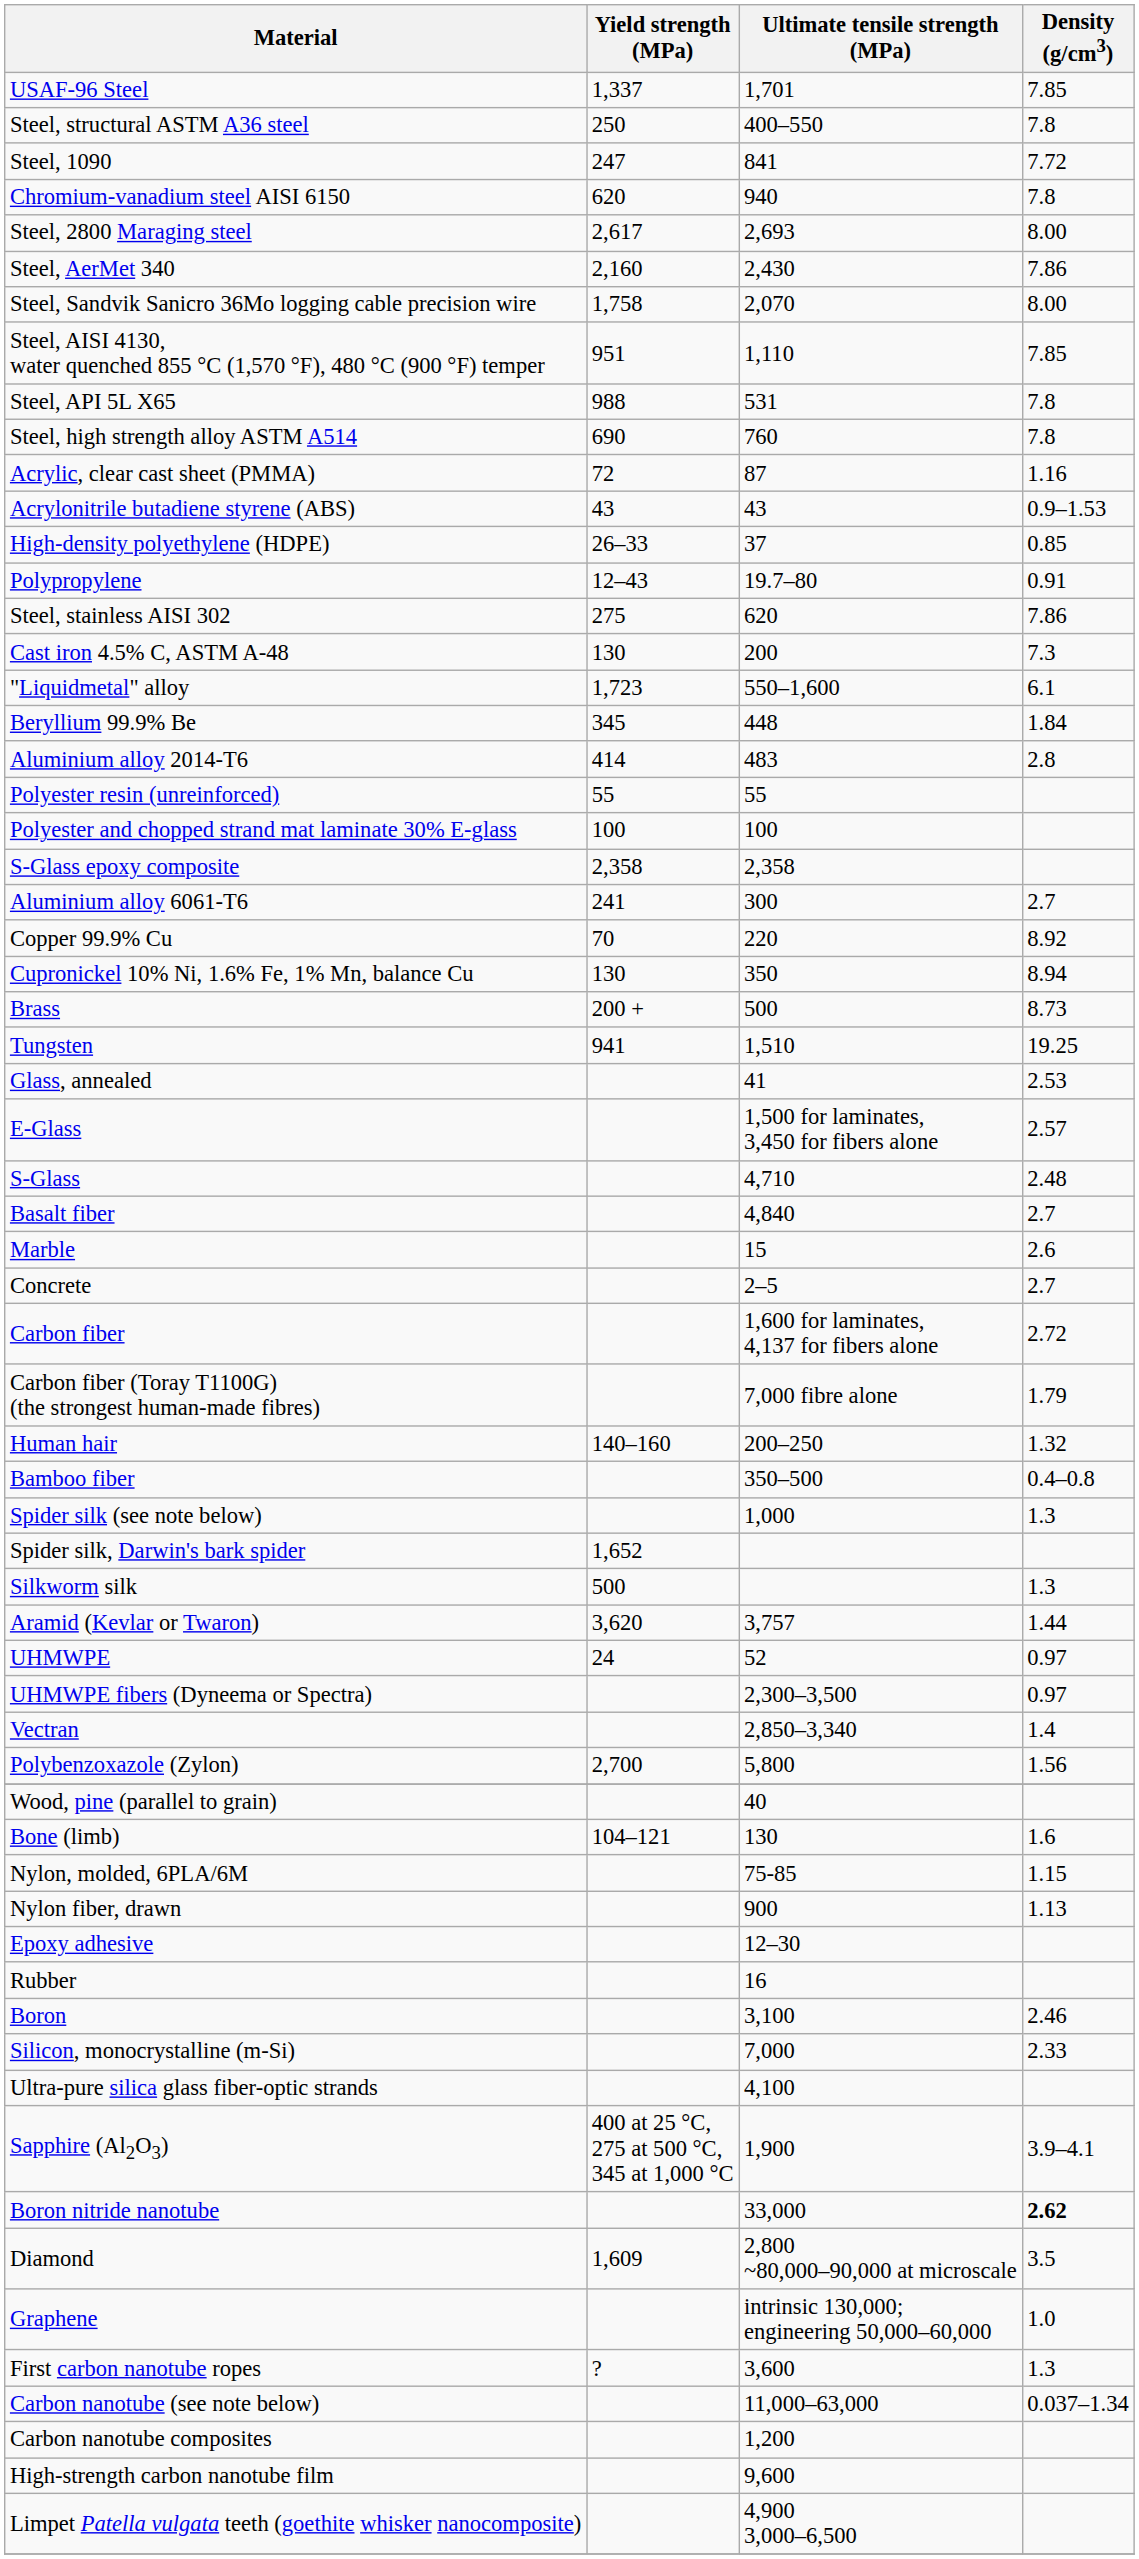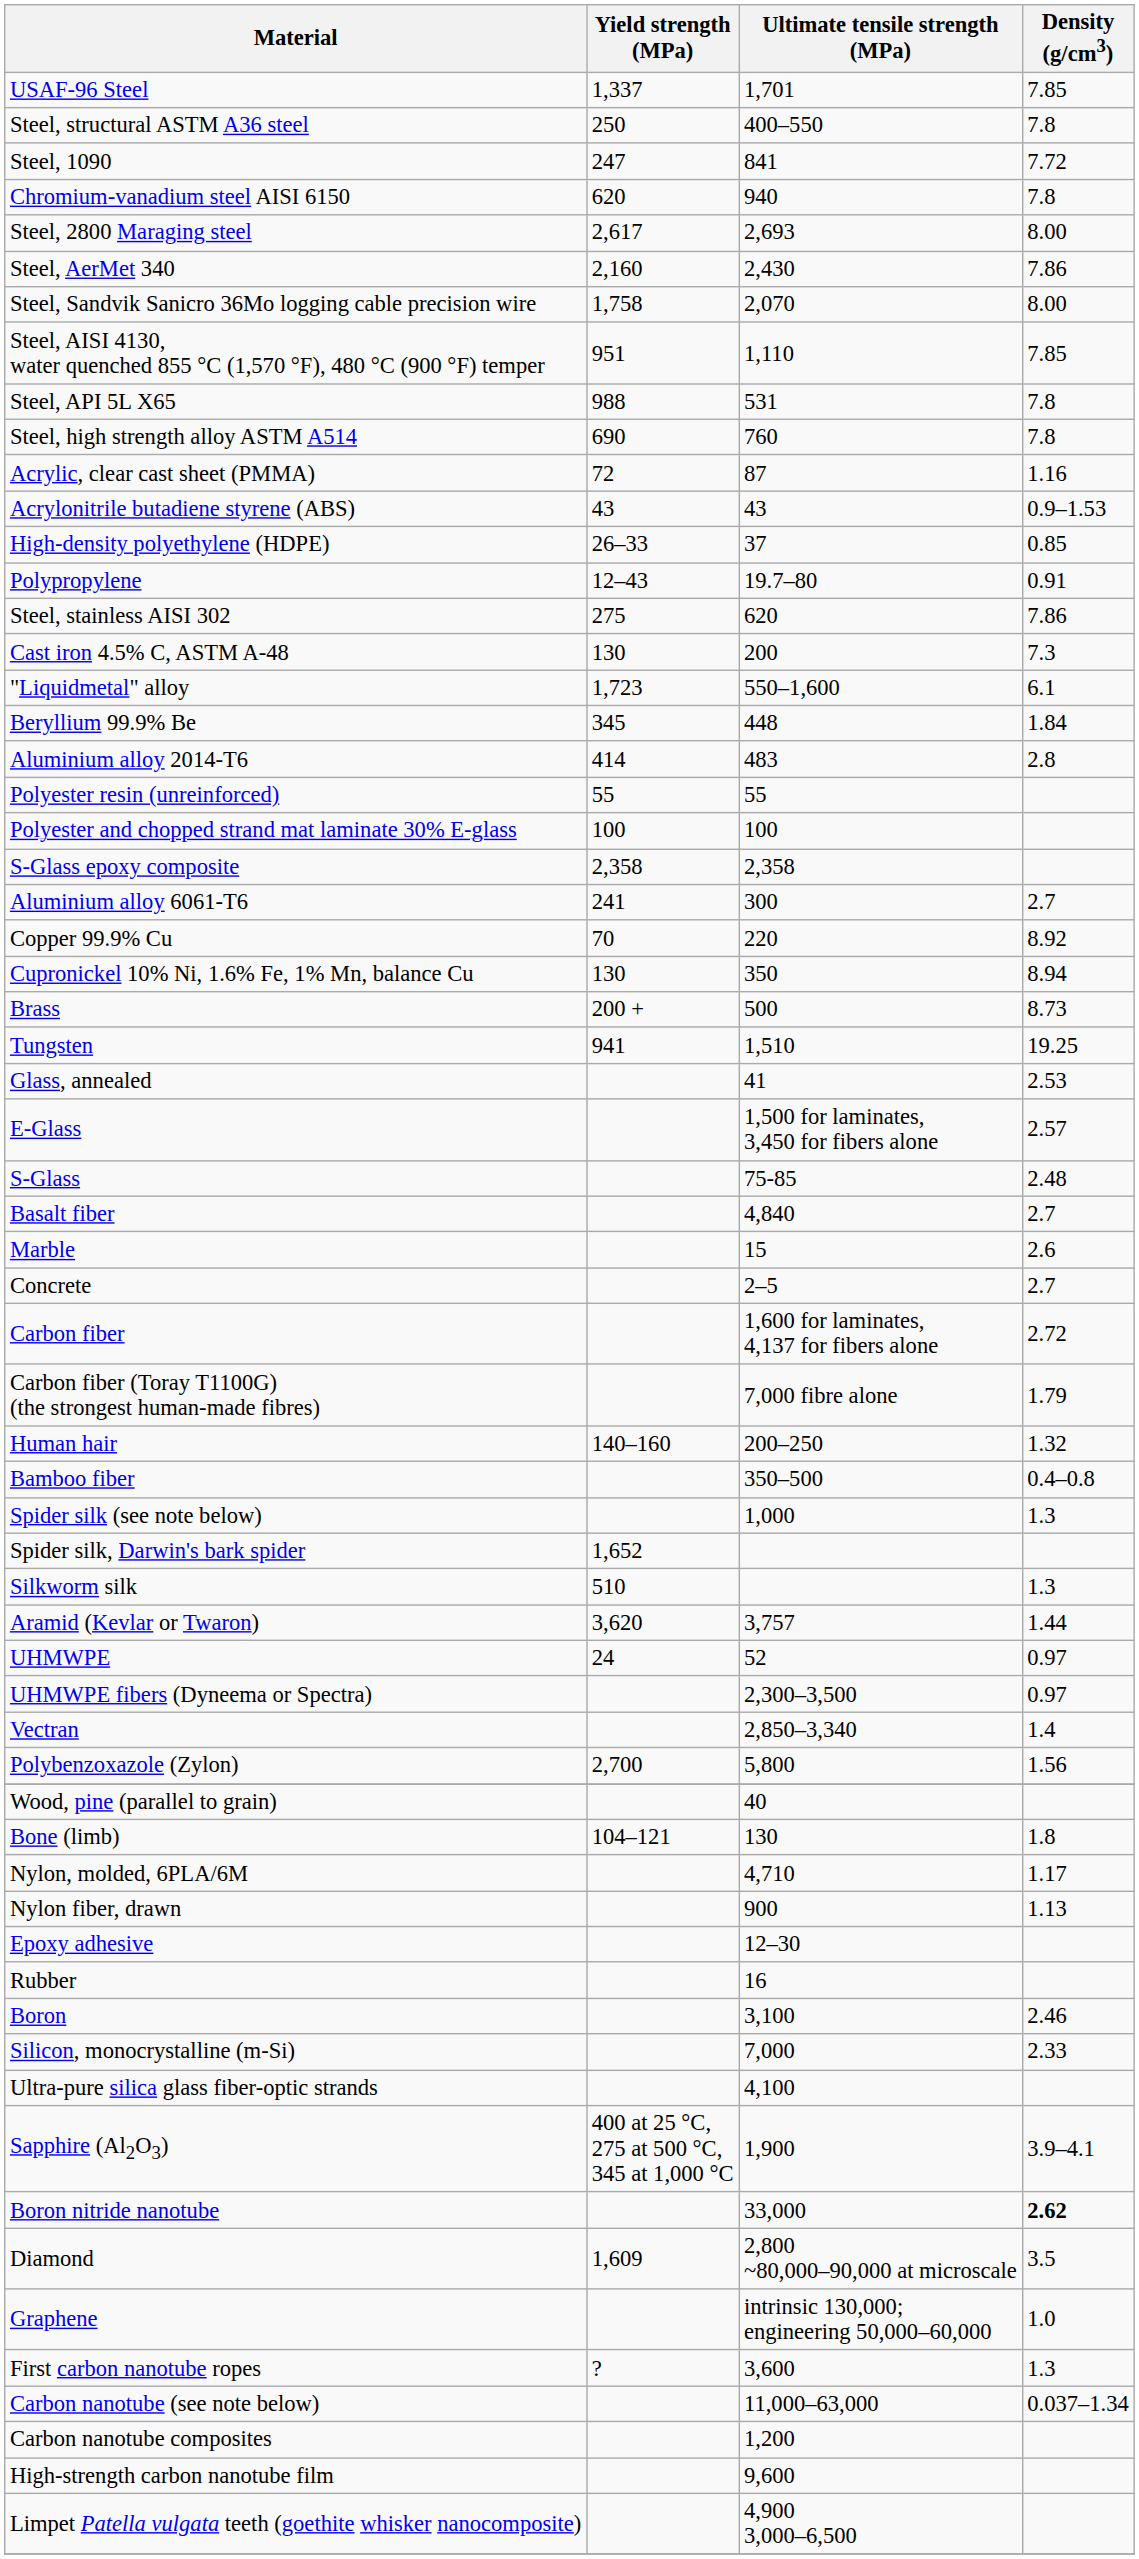(769, 1177) 4,710 -> (770, 1177) 75-85
(609, 1586) 500 -> (609, 1586) 510
(1041, 1836) 1.6 -> (1041, 1836) 1.8
(770, 1872) 75-85 -> (769, 1872) 4,710
(1047, 1872) 1.15 -> (1047, 1872) 1.17
